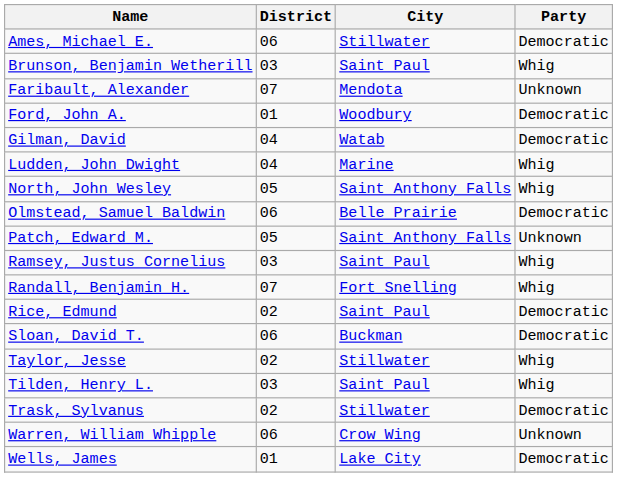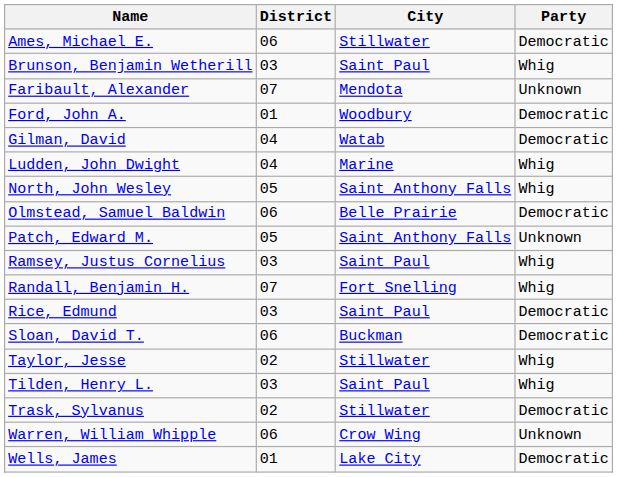(269, 312) 02 -> (269, 312) 03
